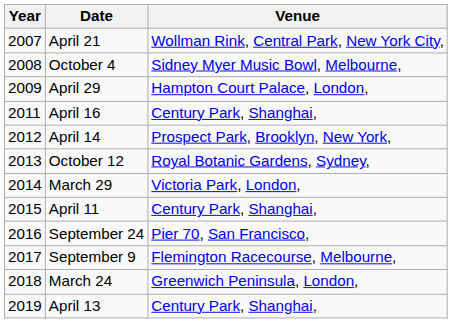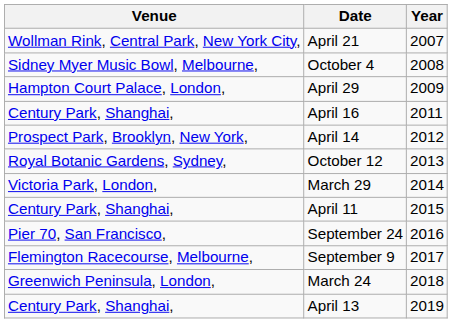columns swapped: (25, 16) <-> (298, 16)
